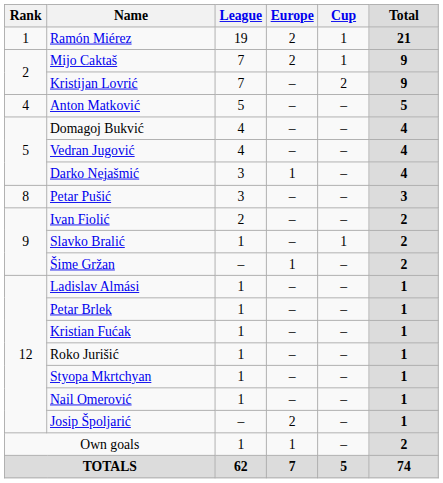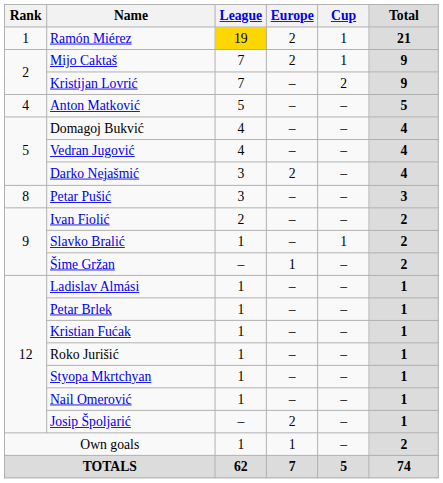(241, 38) no background -> (241, 38) gold background
(292, 173) 1 -> (292, 173) 2
